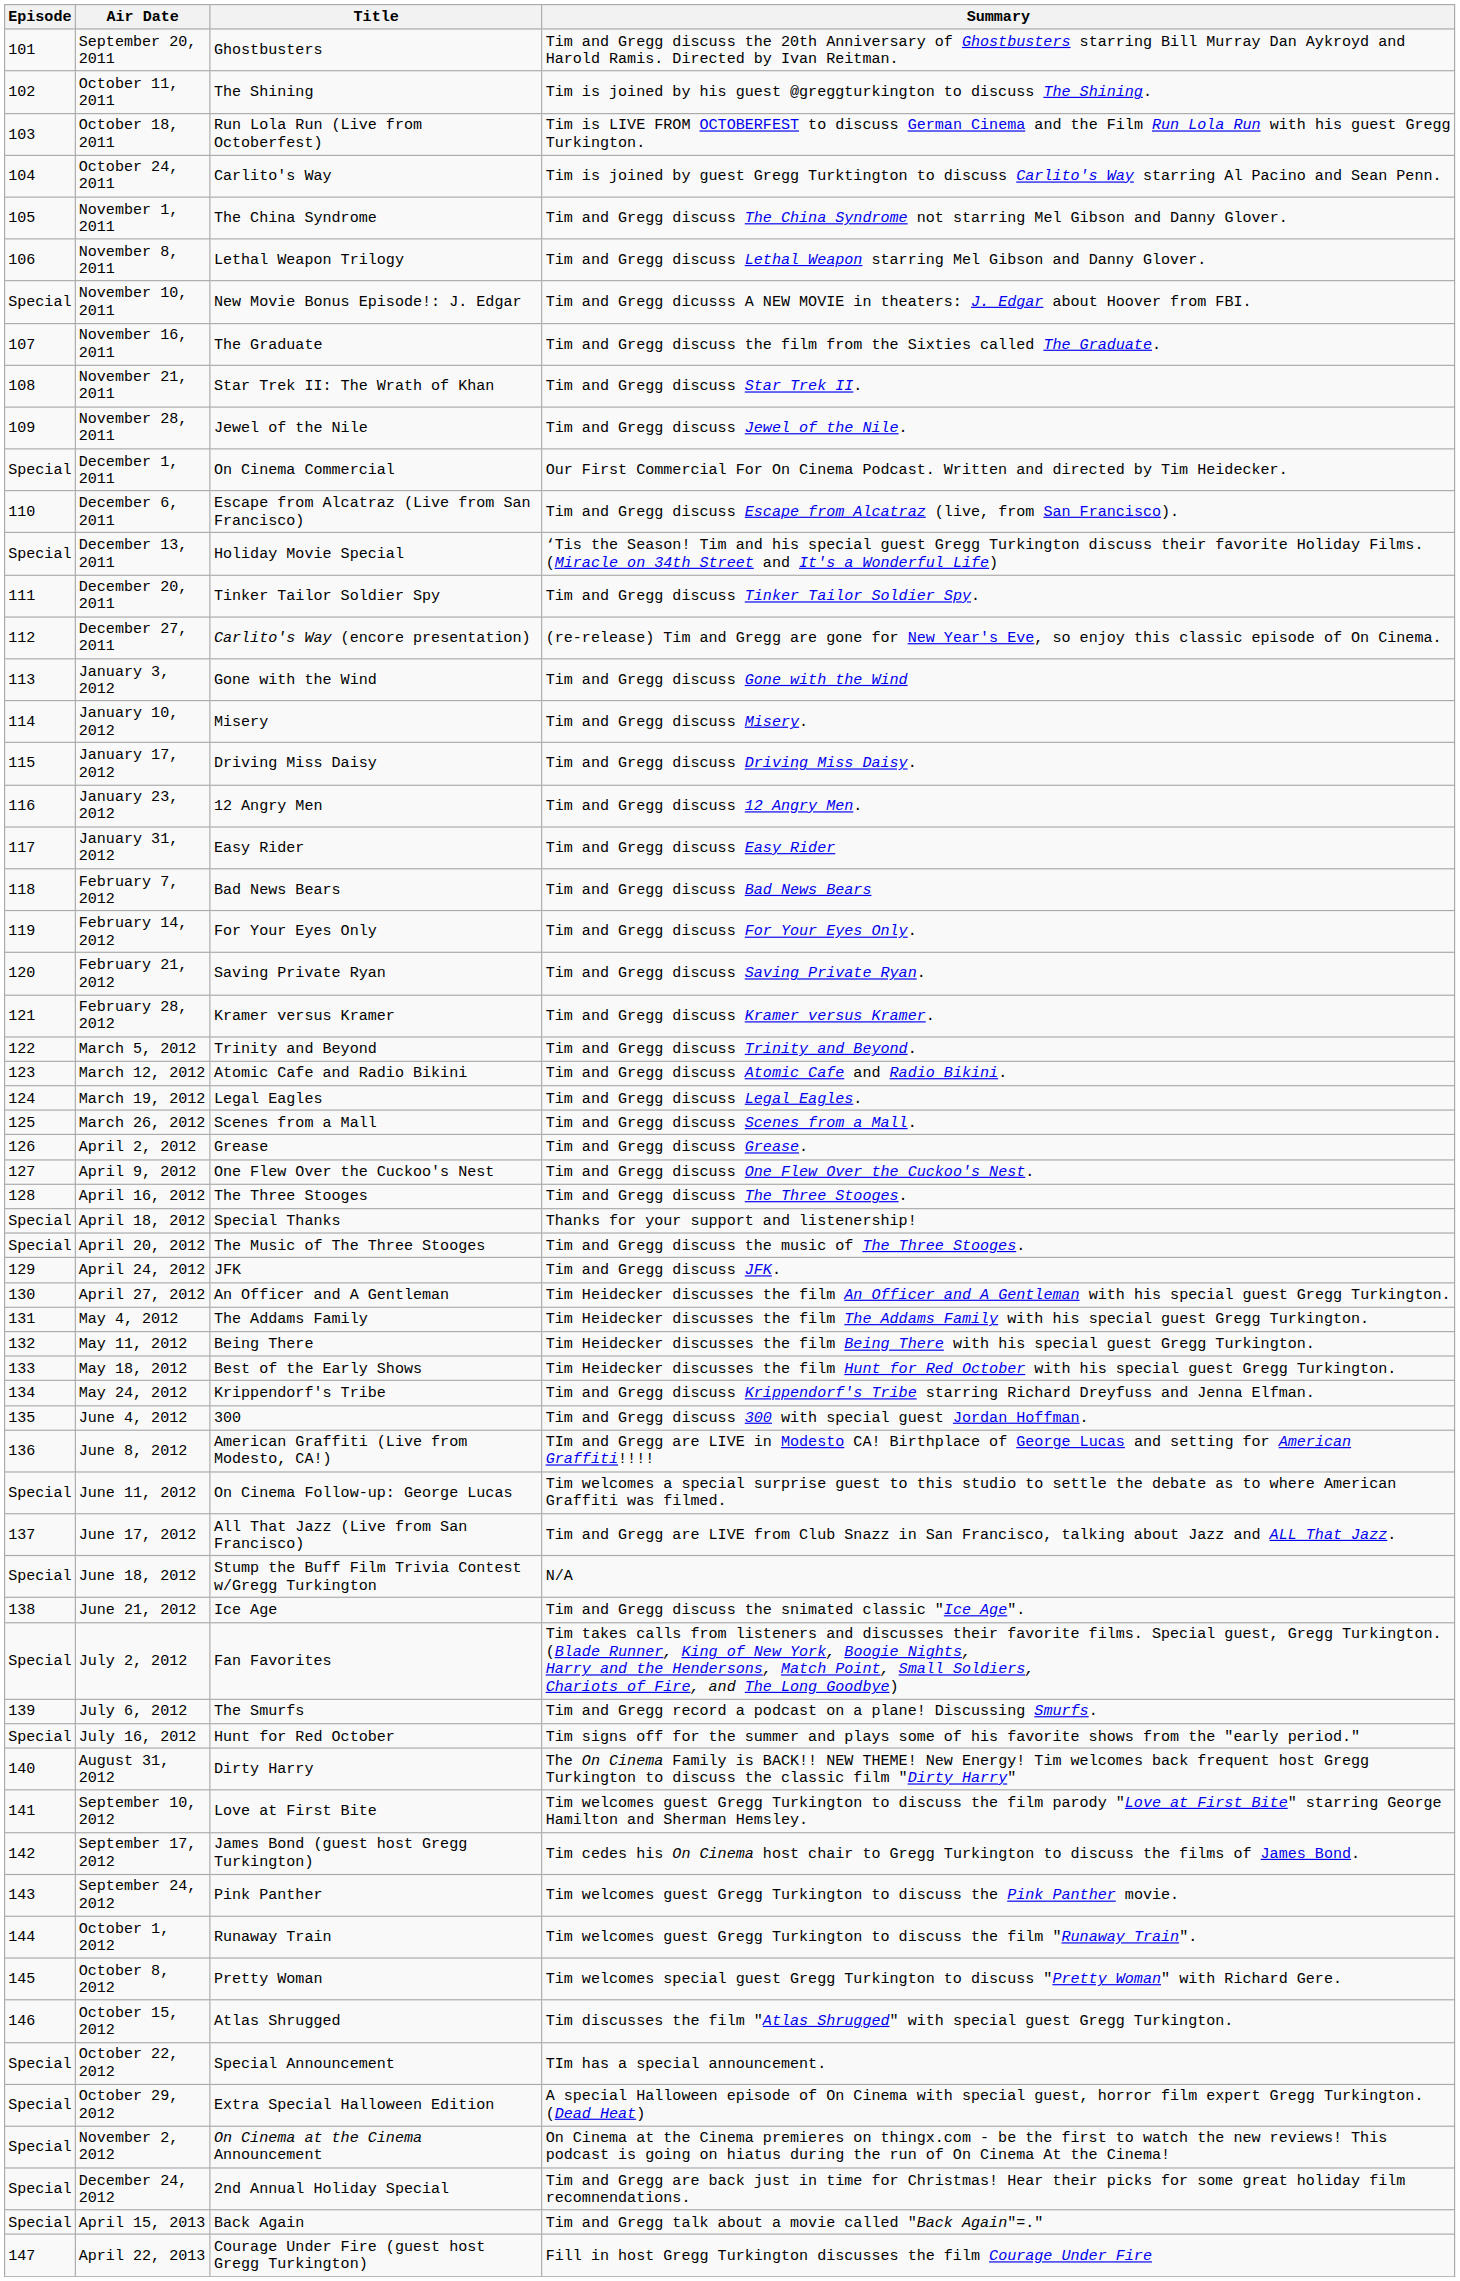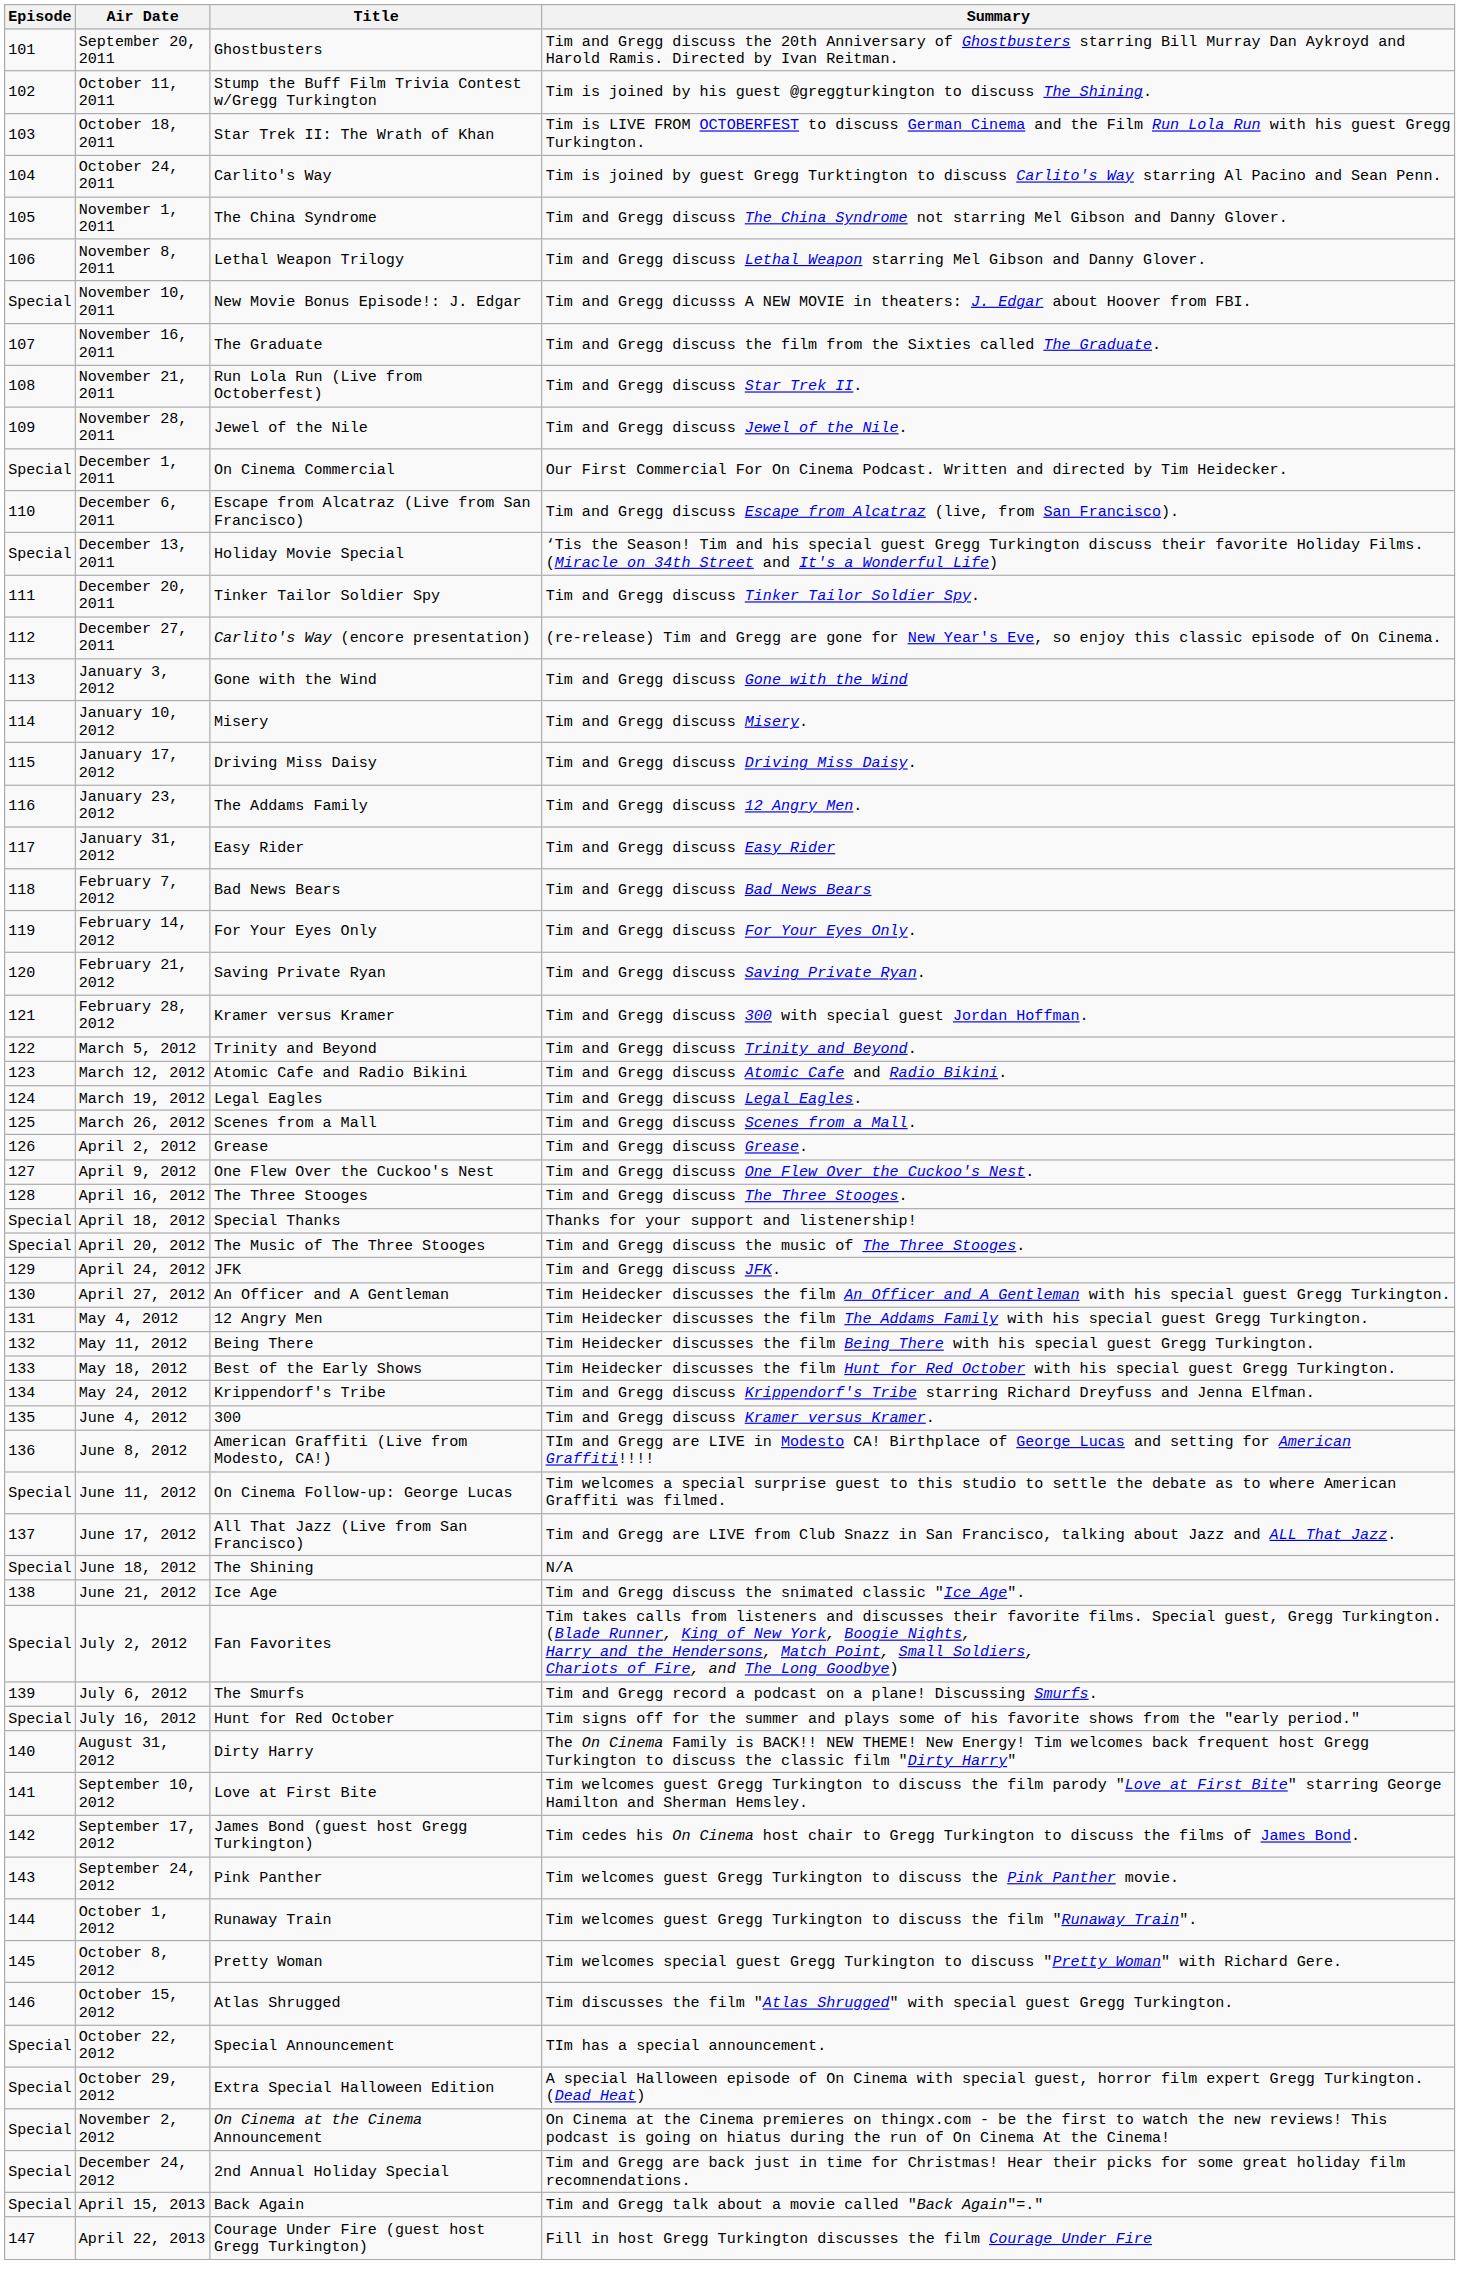(264, 92) The Shining -> (368, 92) Stump the Buff Film Trivia Contest w/Gregg Turkington
(318, 134) Run Lola Run (Live from Octoberfest) -> (354, 134) Star Trek II: The Wrath of Khan
(354, 386) Star Trek II: The Wrath of Khan -> (318, 386) Run Lola Run (Live from Octoberfest)
(268, 806) 12 Angry Men -> (291, 806) The Addams Family
(740, 1016) Tim and Gregg discuss Kramer versus Kramer. -> (817, 1016) Tim and Gregg discuss 300 with special guest Jordan Hoffman.
(291, 1319) The Addams Family -> (268, 1319) 12 Angry Men
(817, 1418) Tim and Gregg discuss 300 with special guest Jordan Hoffman. -> (740, 1418) Tim and Gregg discuss Kramer versus Kramer.
(368, 1577) Stump the Buff Film Trivia Contest w/Gregg Turkington -> (264, 1568) The Shining
